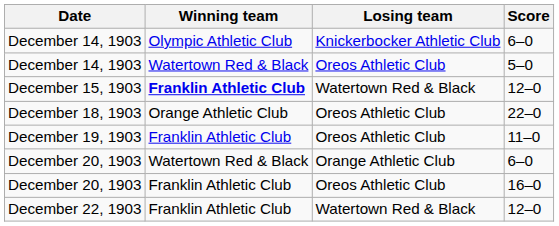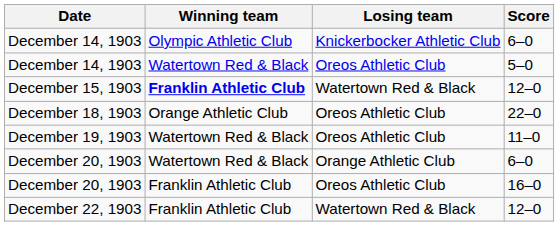(220, 137) Franklin Athletic Club -> (228, 137) Watertown Red & Black
